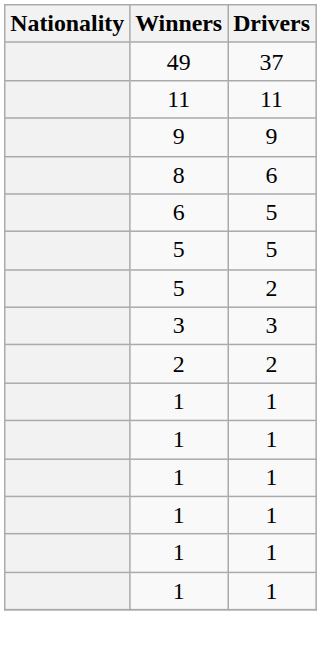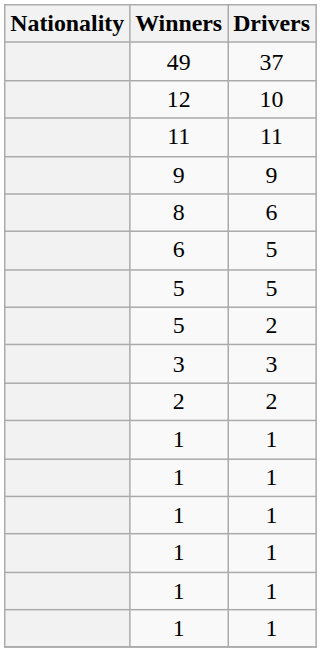+ row: (179, 99)
